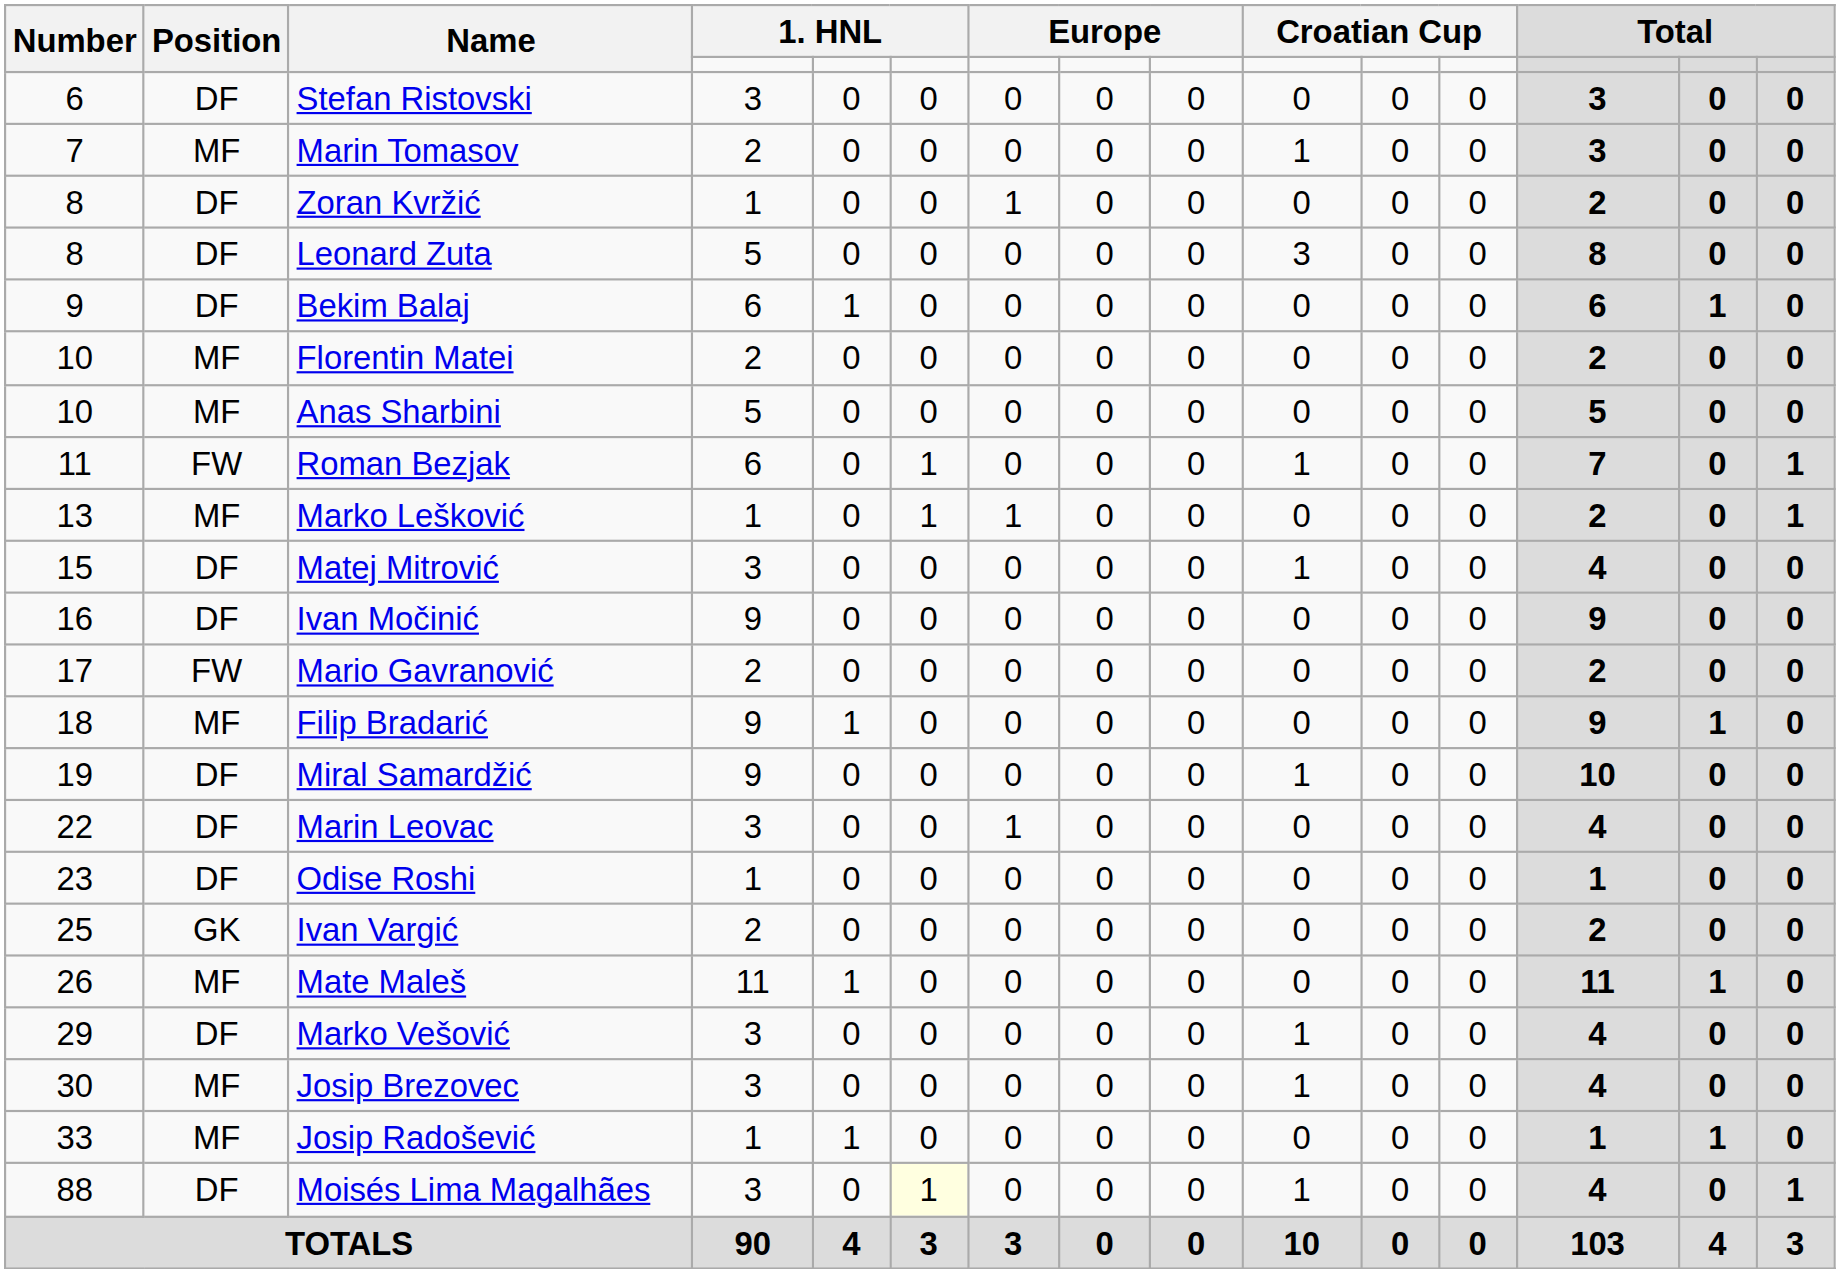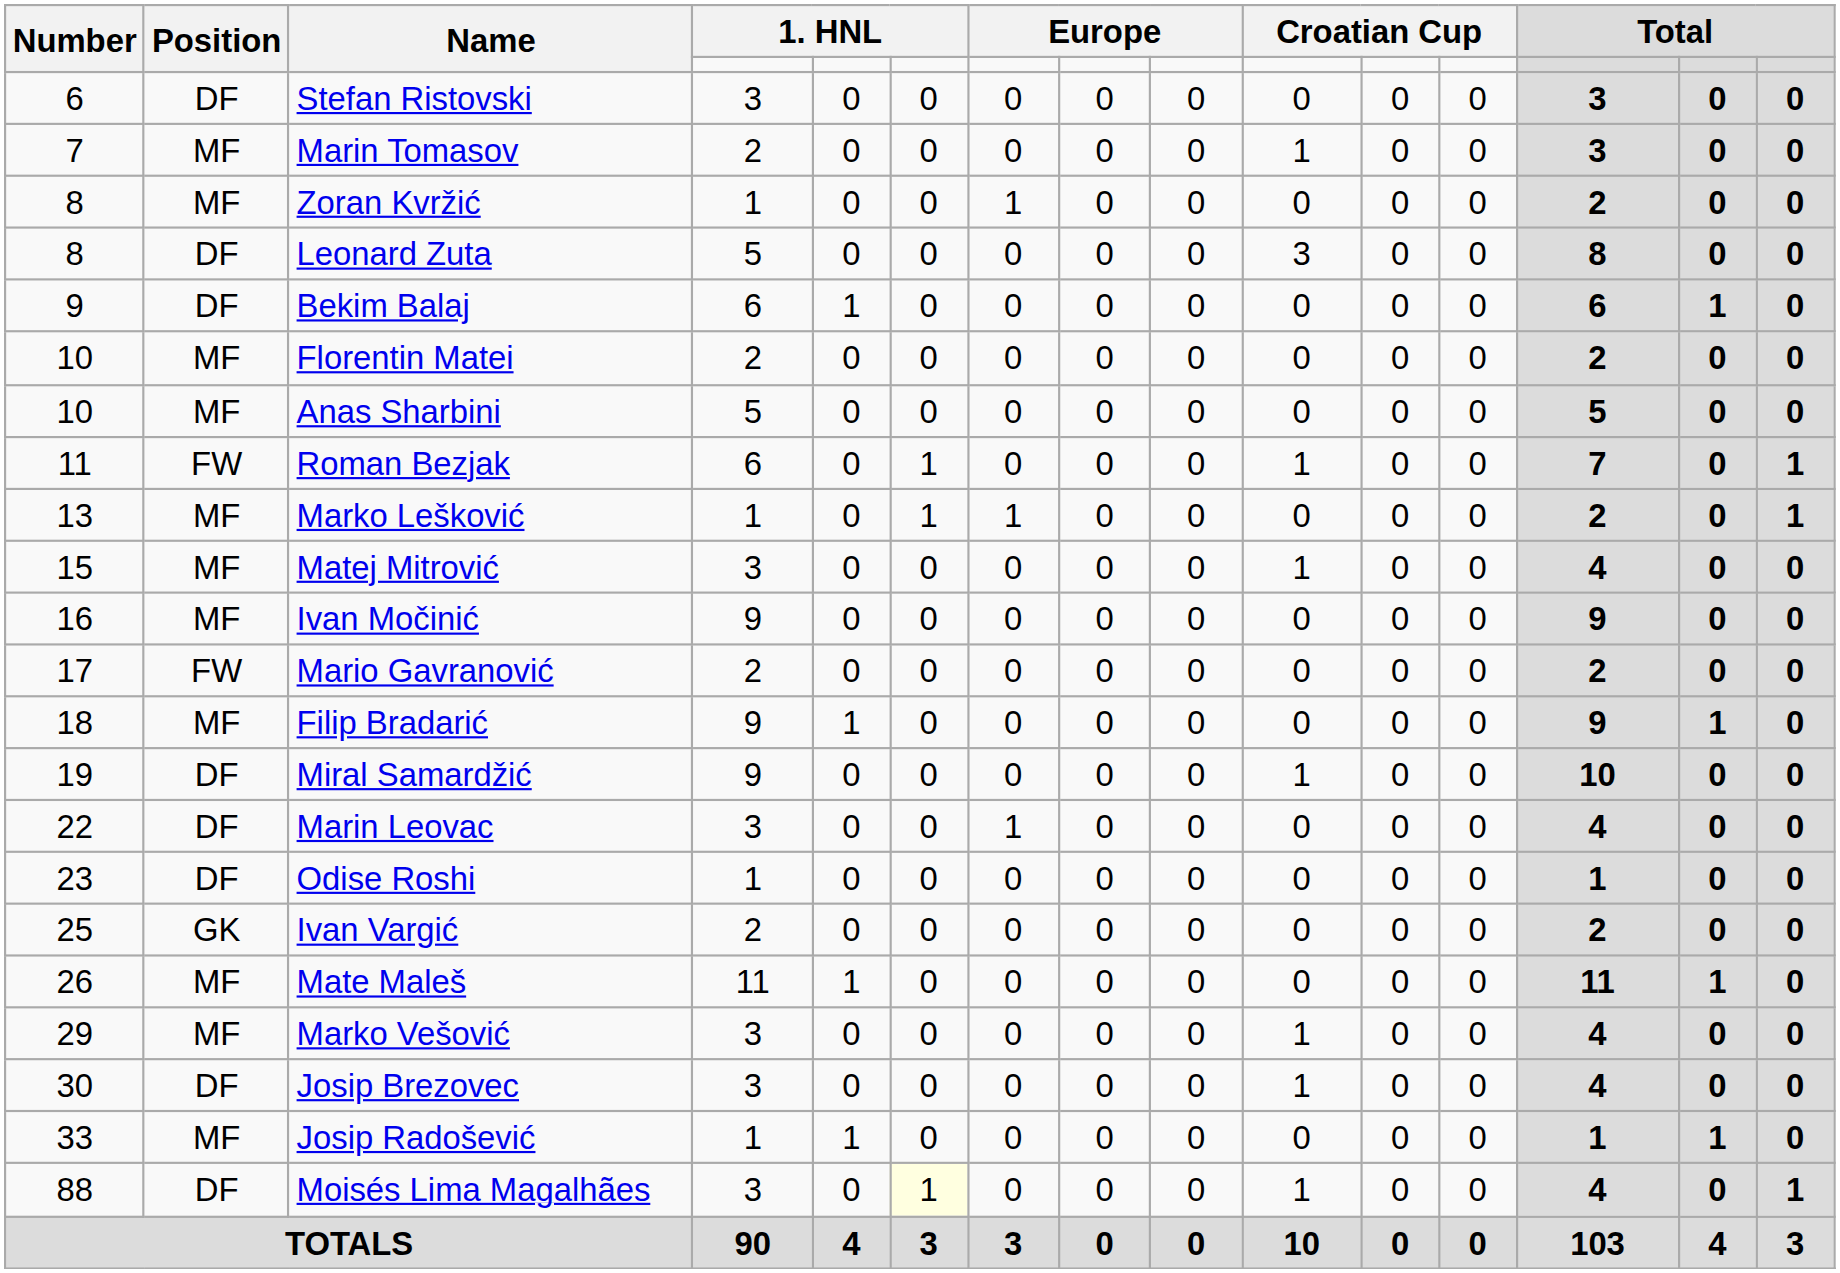(217, 202) DF -> (217, 202) MF
(217, 566) DF -> (217, 566) MF
(217, 618) DF -> (217, 618) MF
(217, 1034) DF -> (217, 1034) MF
(217, 1086) MF -> (217, 1086) DF
